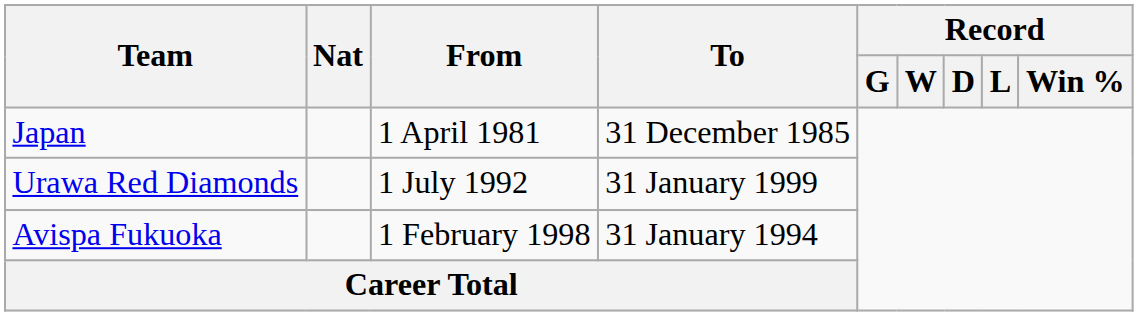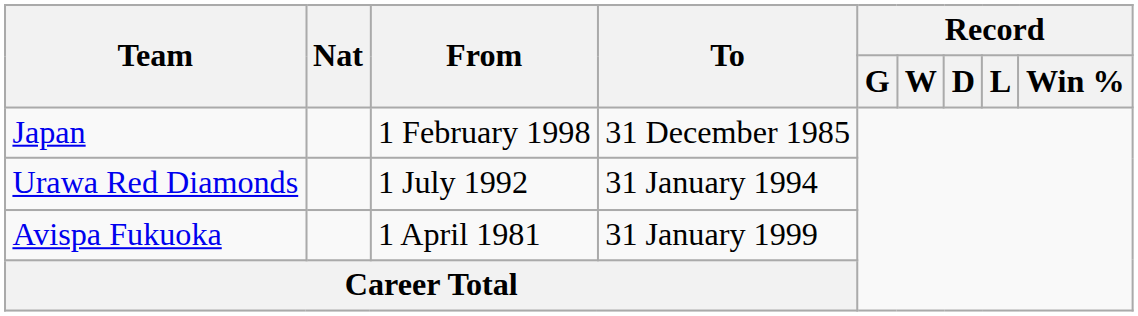(459, 132) 1 April 1981 -> (484, 132) 1 February 1998
(712, 183) 31 January 1999 -> (712, 183) 31 January 1994
(484, 234) 1 February 1998 -> (459, 234) 1 April 1981
(712, 234) 31 January 1994 -> (712, 234) 31 January 1999
